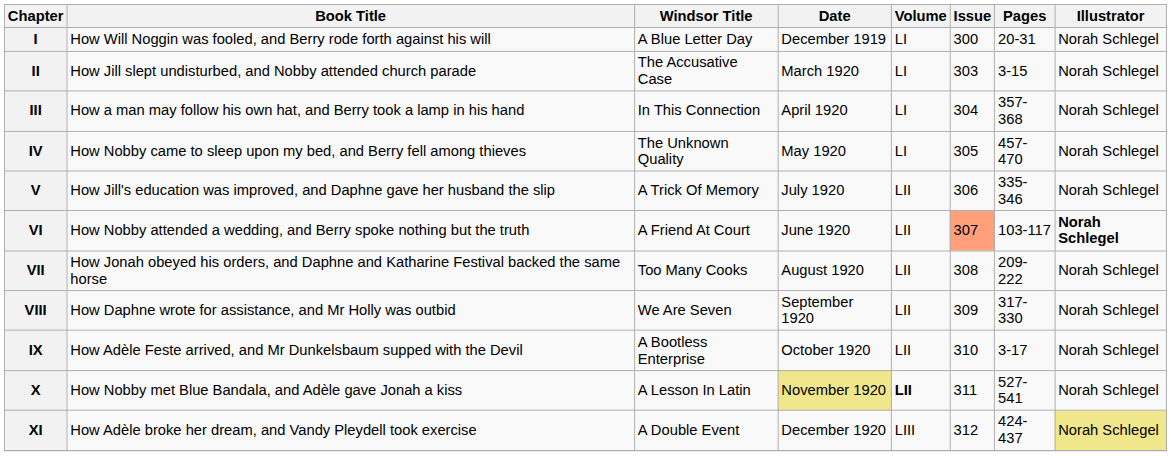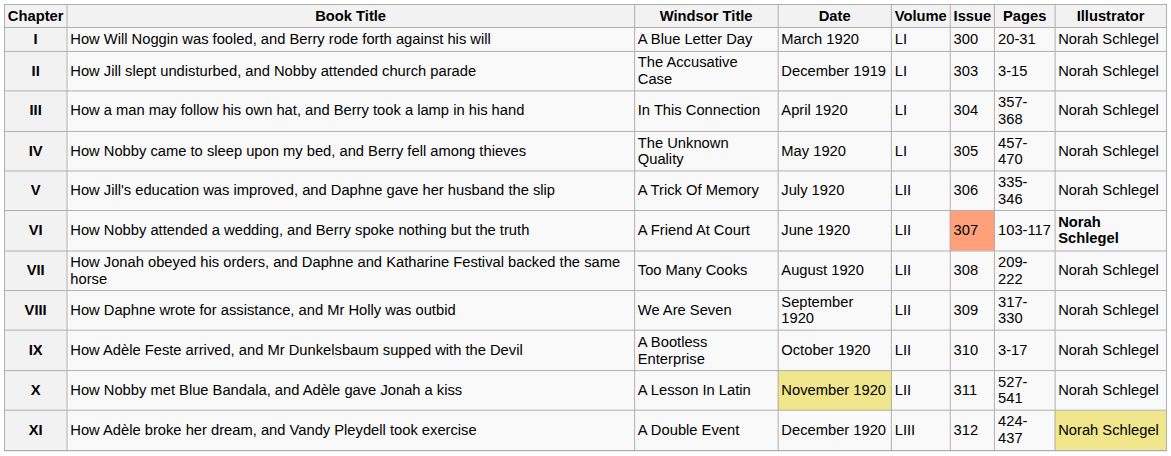(834, 39) December 1919 -> (820, 39) March 1920
(820, 71) March 1920 -> (834, 71) December 1919
(903, 390) bold -> (903, 390) normal
